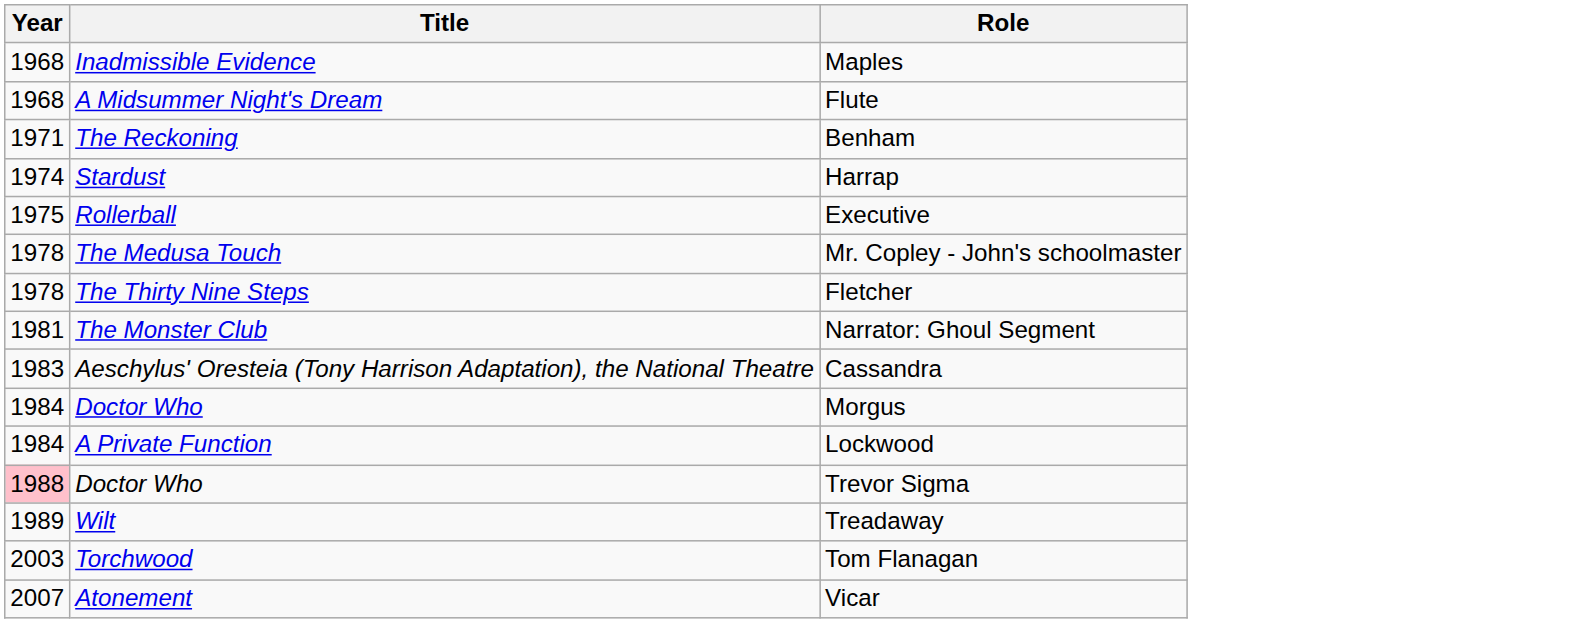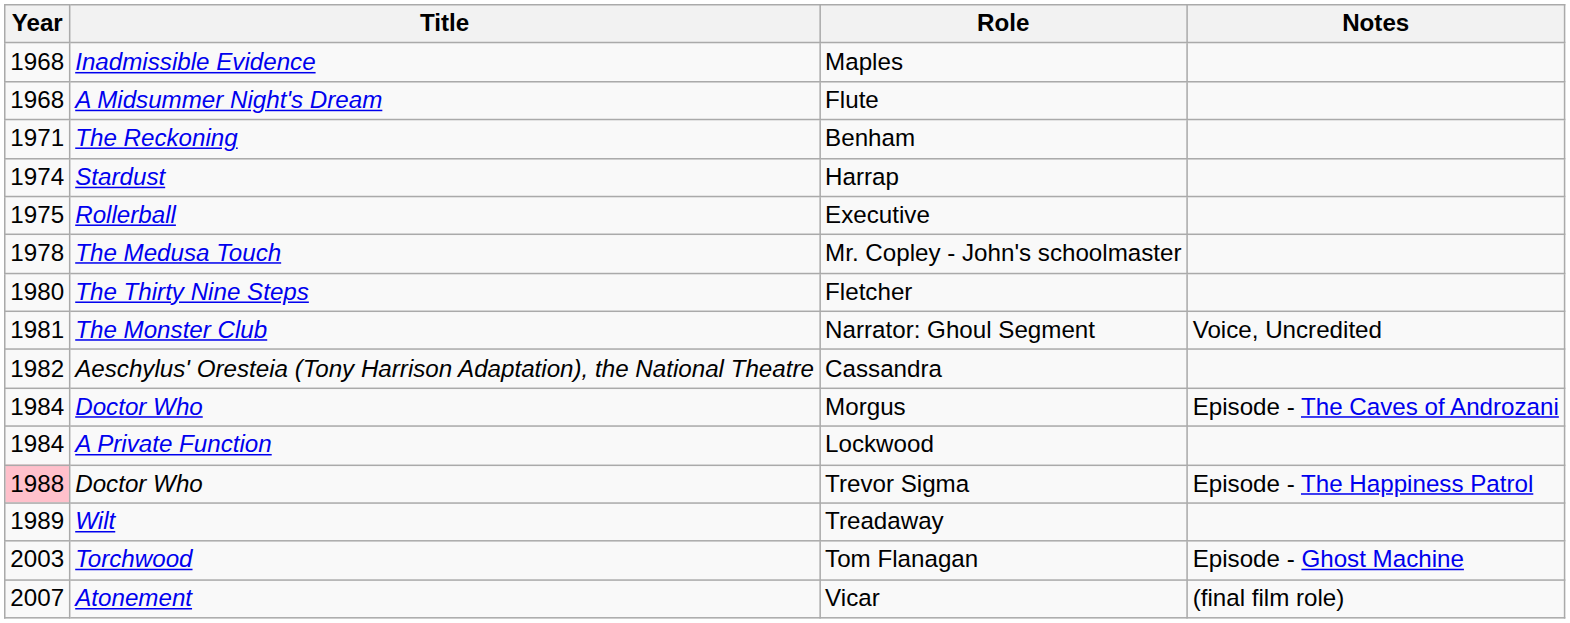+ column: (1376, 23)
(37, 291) 1978 -> (37, 291) 1980
(37, 368) 1983 -> (37, 368) 1982
